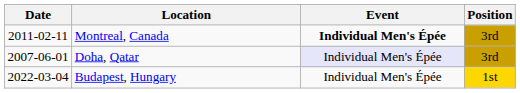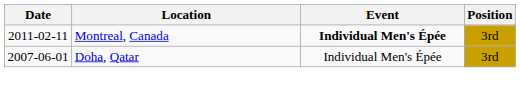(383, 56) lavender background -> (383, 56) no background
- row: (125, 77)
